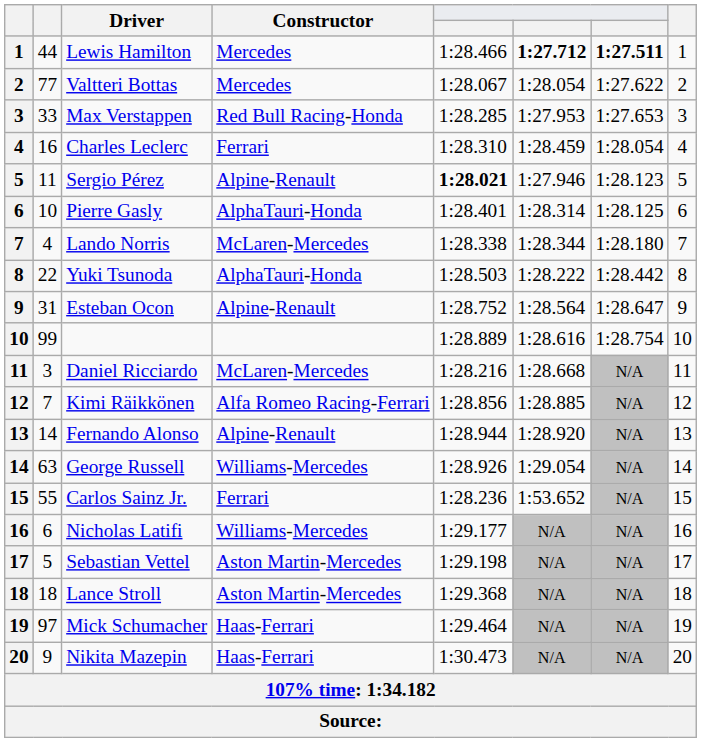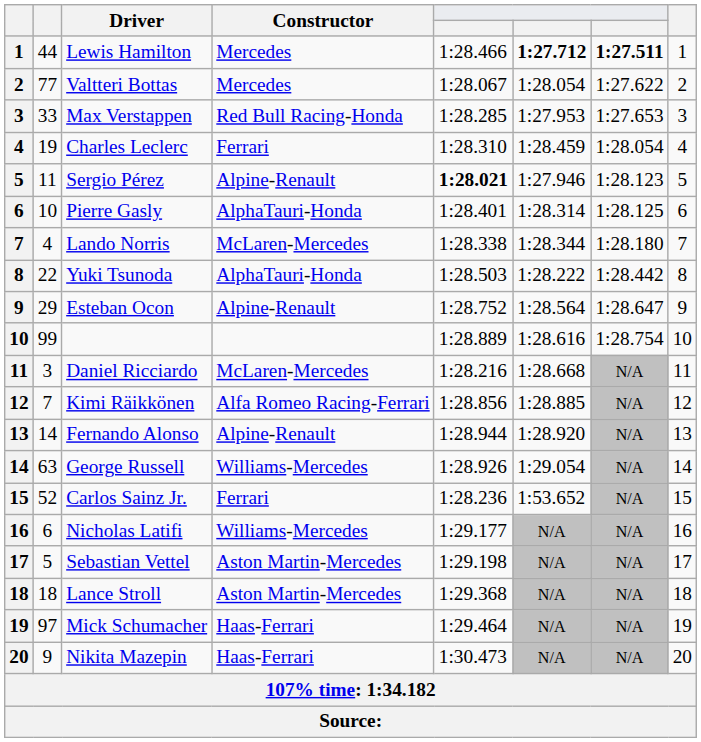(47, 147) 16 -> (47, 147) 19
(47, 306) 31 -> (47, 306) 29
(47, 497) 55 -> (47, 497) 52
